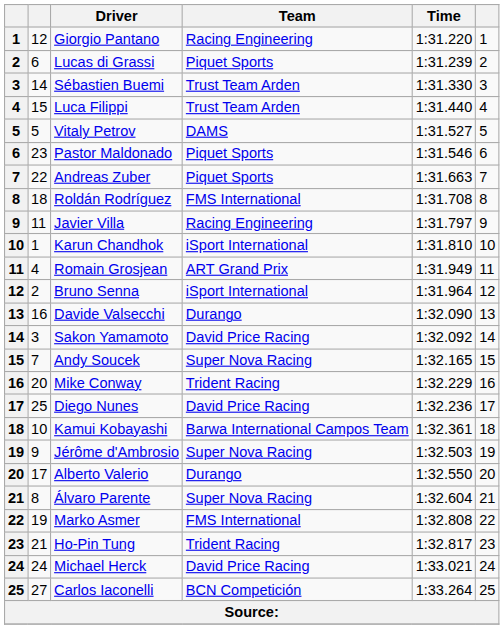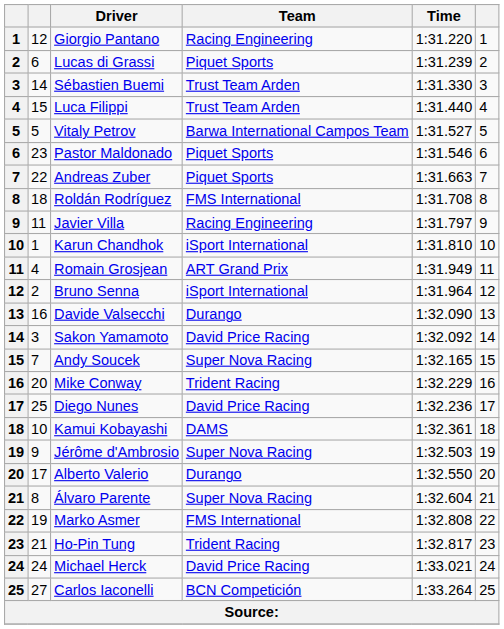(207, 130) DAMS -> (297, 130) Barwa International Campos Team
(297, 428) Barwa International Campos Team -> (207, 428) DAMS
